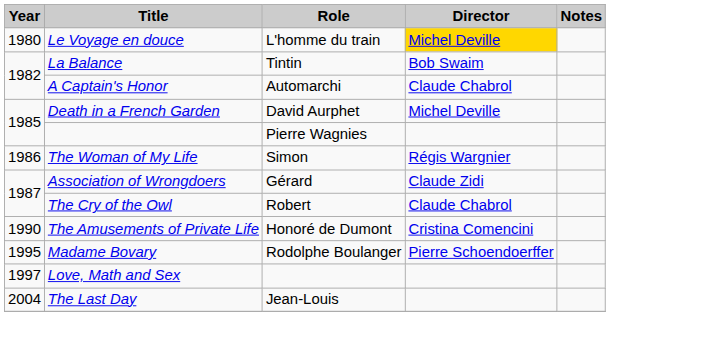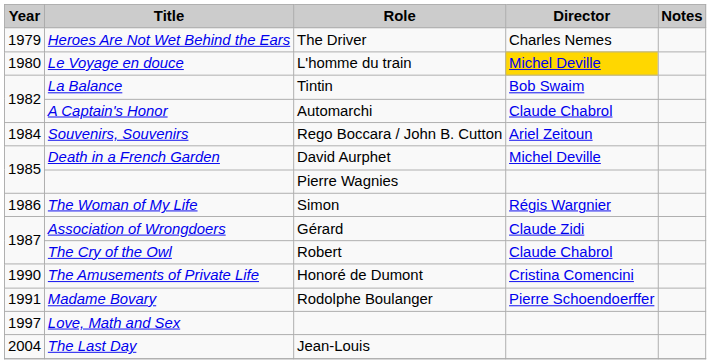+ row: (169, 39)
+ row: (118, 134)
(24, 252) 1995 -> (24, 299) 1991
